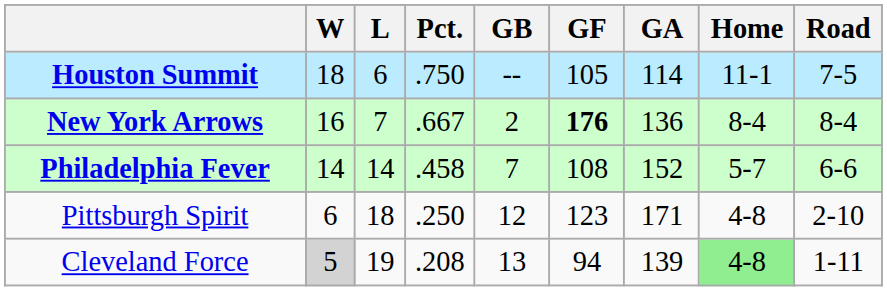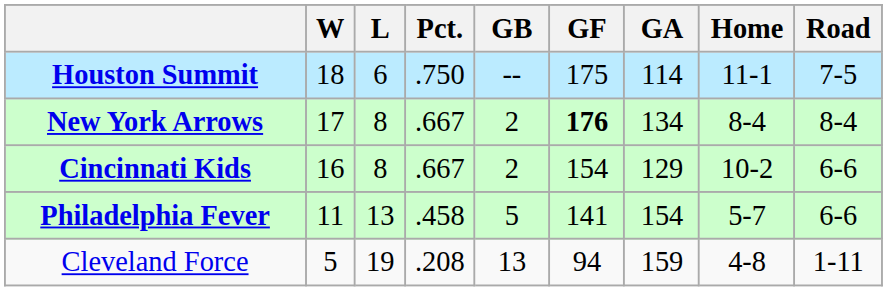(587, 74) 105 -> (587, 74) 175
(330, 121) 16 -> (330, 121) 17
(380, 121) 7 -> (380, 121) 8
(662, 121) 136 -> (662, 121) 134
+ row: (155, 168)
(330, 168) 14 -> (330, 215) 11
(380, 168) 14 -> (380, 215) 13
(512, 168) 7 -> (512, 215) 5
(587, 168) 108 -> (587, 215) 141
(662, 168) 152 -> (662, 215) 154
- row: (155, 215)
(330, 262) lightgrey background -> (330, 262) no background
(662, 262) 139 -> (662, 262) 159
(747, 262) lightgreen background -> (747, 262) no background
